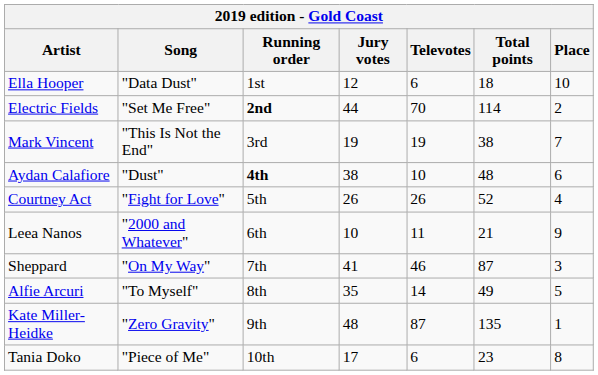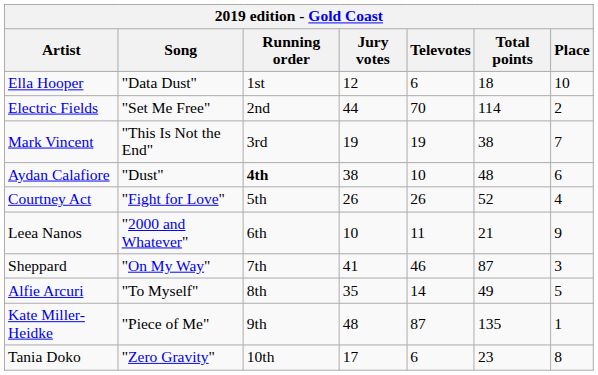(259, 108) bold -> (258, 108) normal
(168, 324) "Zero Gravity" -> (166, 324) "Piece of Me"
(166, 357) "Piece of Me" -> (168, 357) "Zero Gravity"
